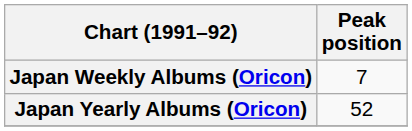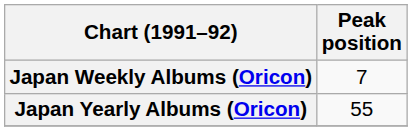(362, 109) 52 -> (362, 109) 55
